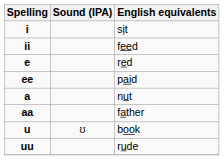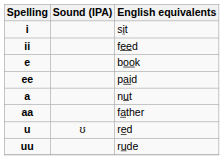(125, 63) red -> (129, 63) book
(129, 130) book -> (125, 130) red
